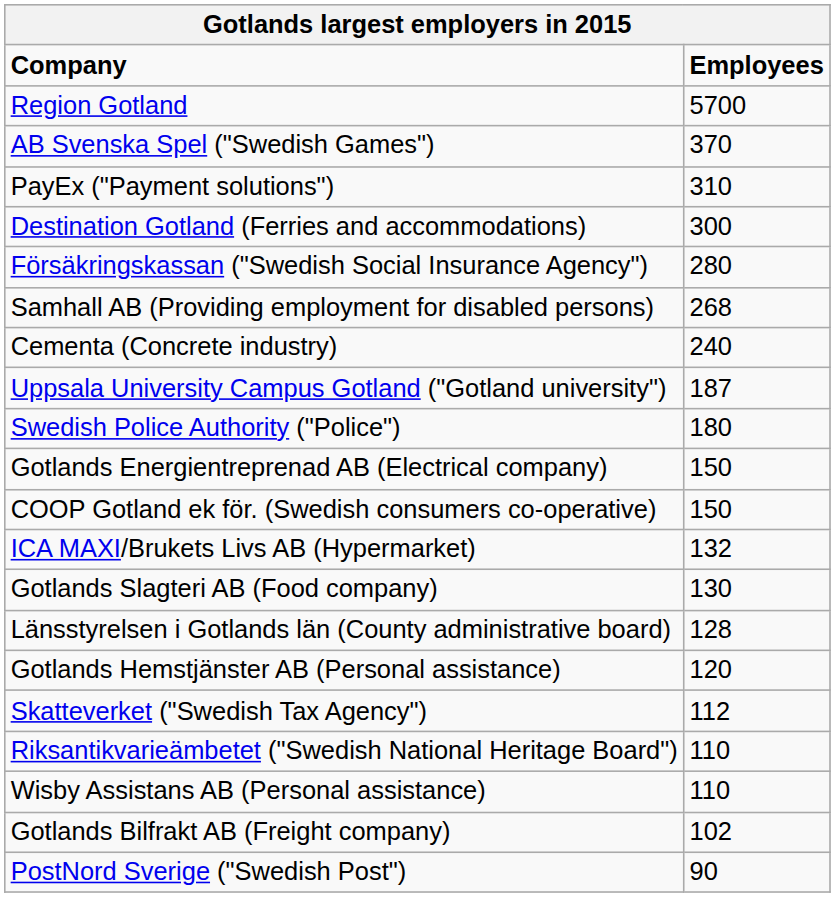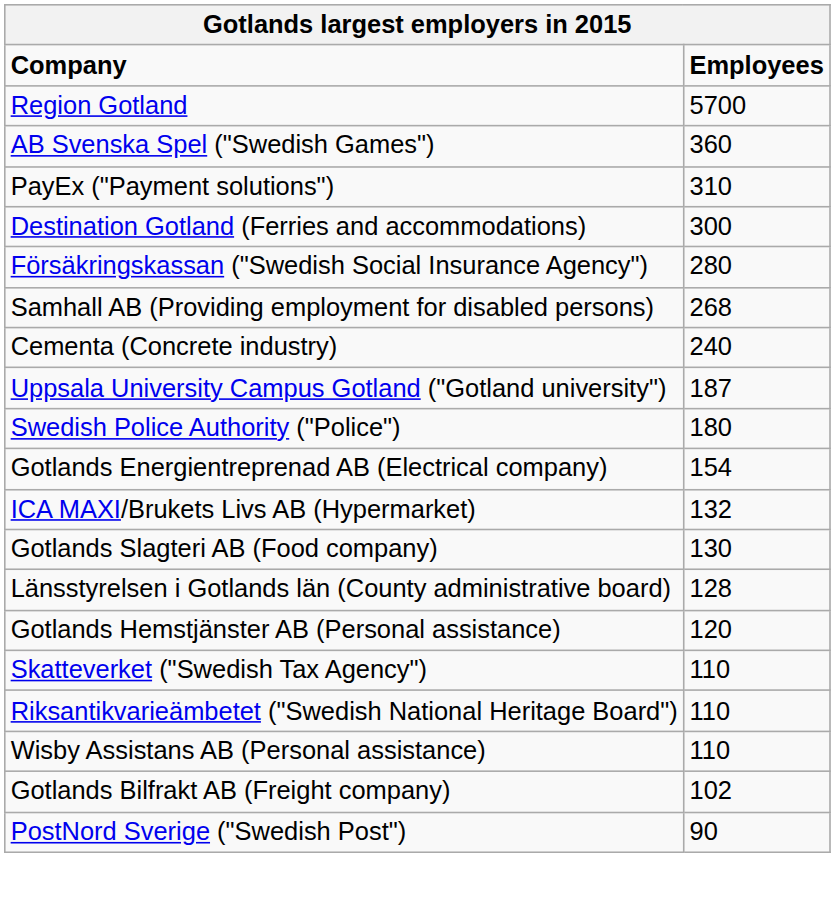(711, 145) 370 -> (711, 145) 360
(711, 468) 150 -> (711, 468) 154
- row: (334, 508)
(710, 710) 112 -> (710, 670) 110
